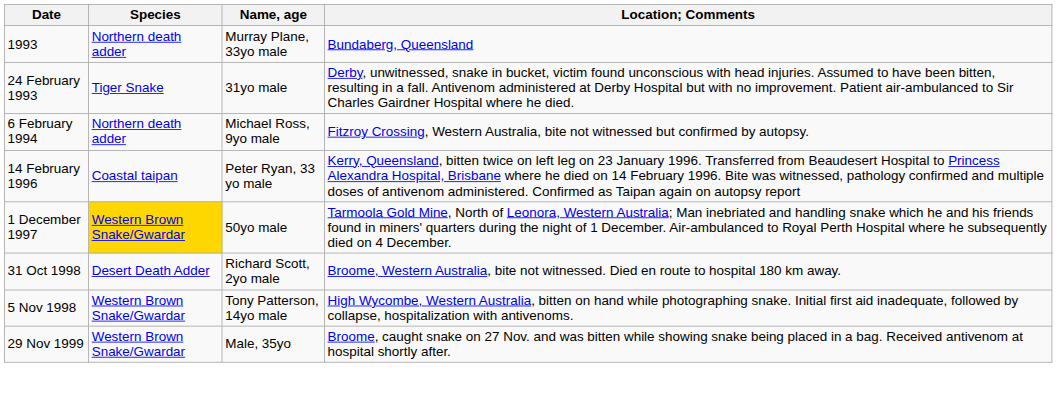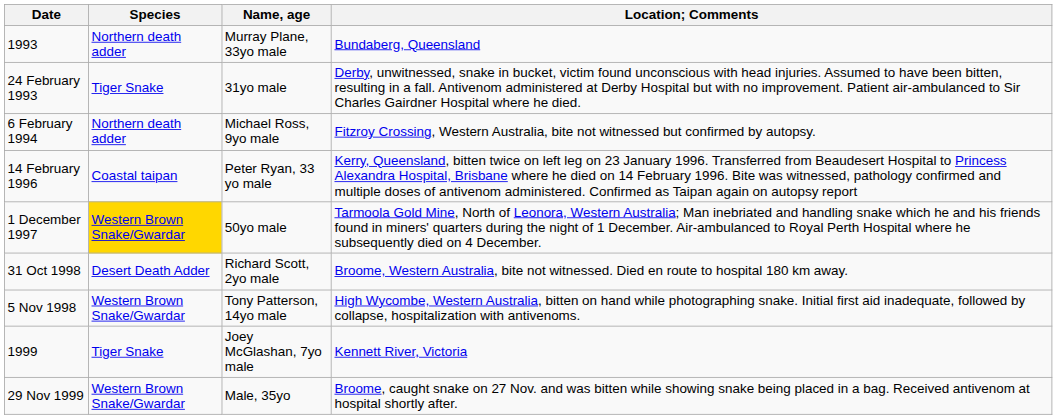+ row: (22, 351)
